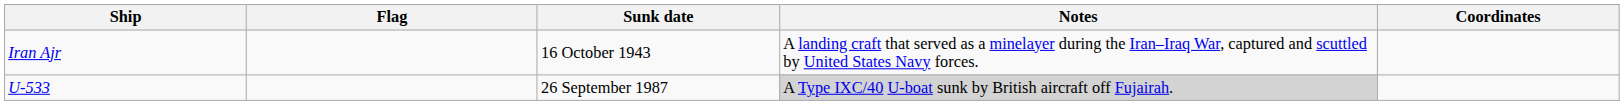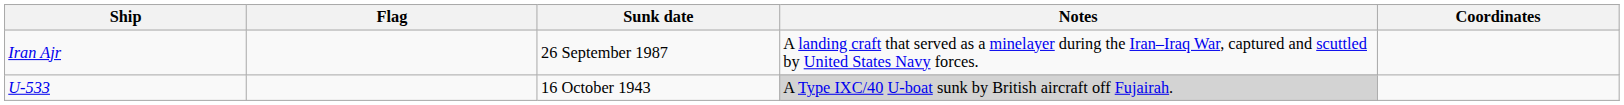(596, 52) 16 October 1943 -> (605, 52) 26 September 1987
(605, 87) 26 September 1987 -> (596, 87) 16 October 1943
